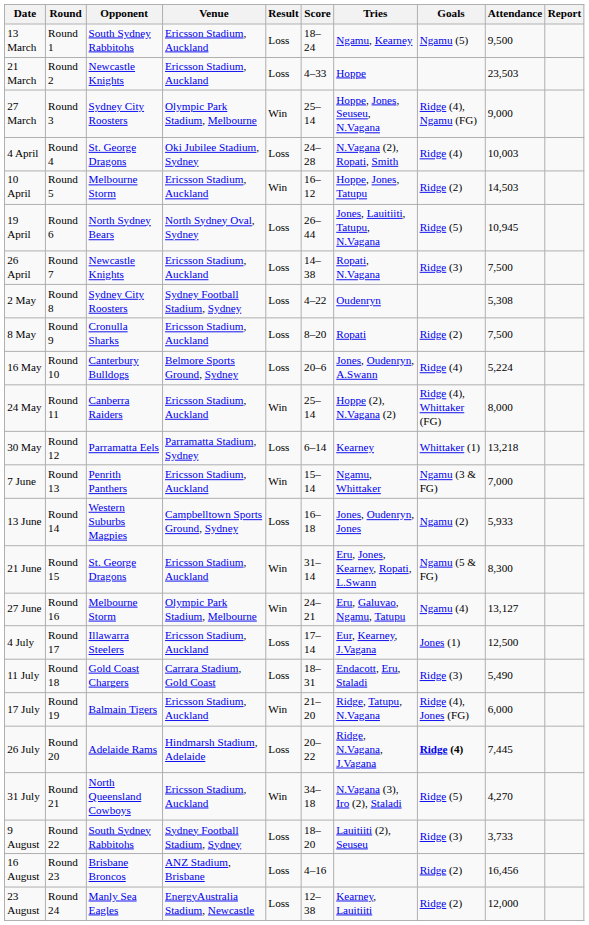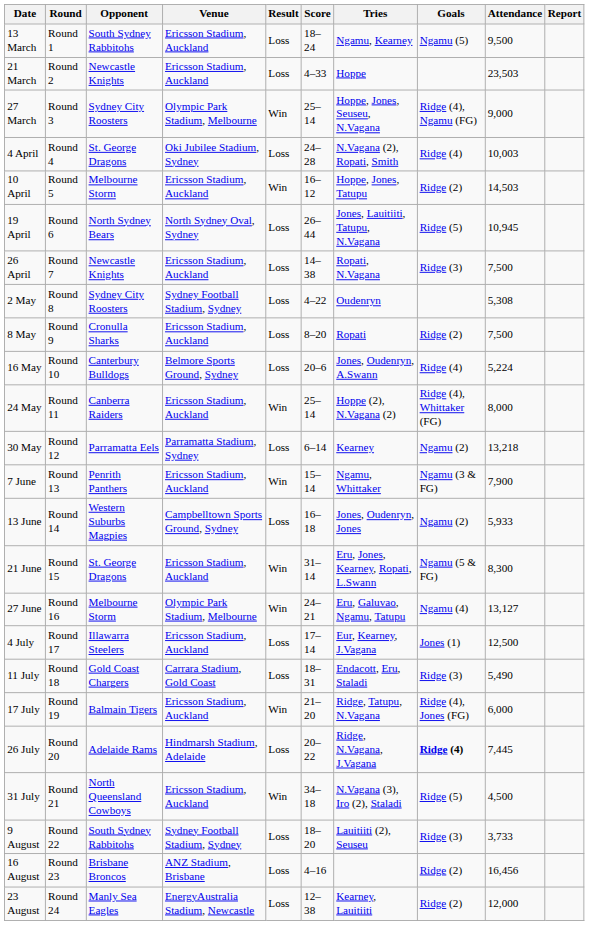(450, 448) Whittaker (1) -> (444, 448) Ngamu (2)
(500, 481) 7,000 -> (500, 481) 7,900
(500, 796) 4,270 -> (500, 796) 4,500
